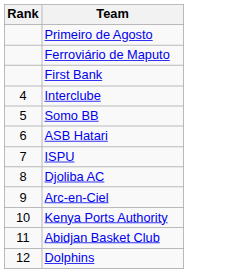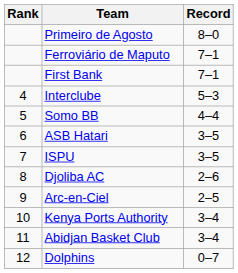+ column: (208, 14)
